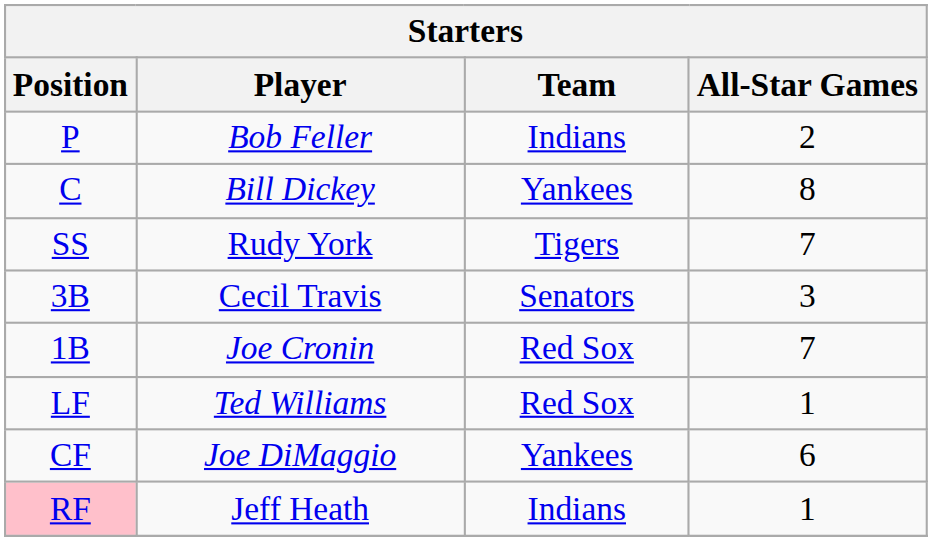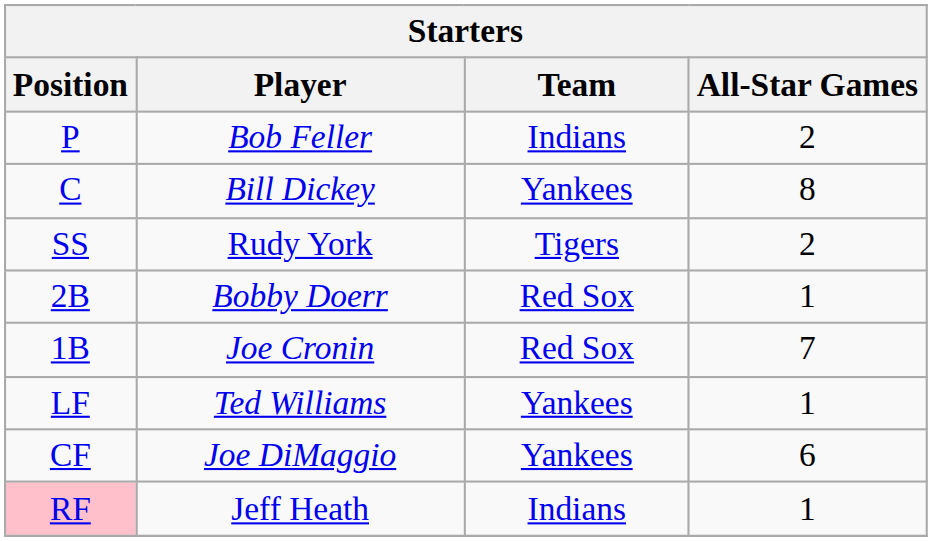(807, 243) 7 -> (807, 243) 2
+ row: (300, 296)
- row: (300, 296)
(577, 402) Red Sox -> (577, 402) Yankees
